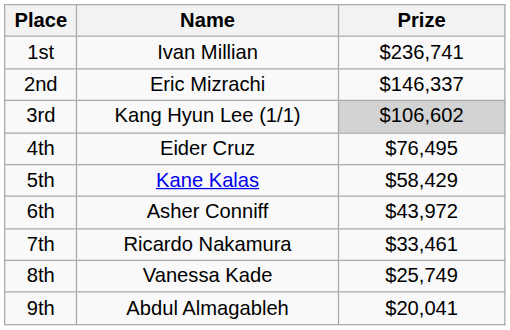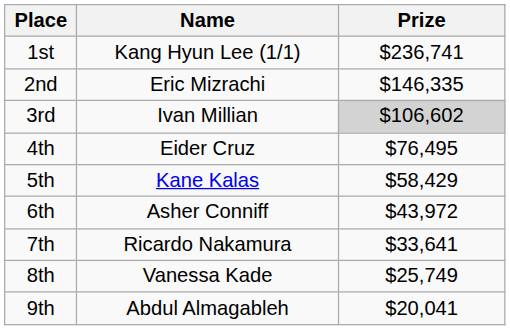(208, 52) Ivan Millian -> (208, 52) Kang Hyun Lee (1/1)
(422, 84) $146,337 -> (422, 84) $146,335
(208, 116) Kang Hyun Lee (1/1) -> (208, 116) Ivan Millian
(422, 244) $33,461 -> (422, 244) $33,641
